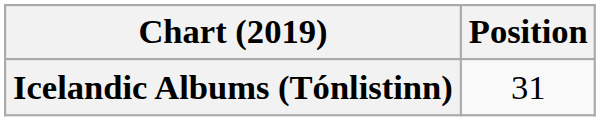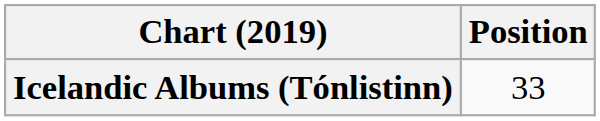(528, 86) 31 -> (528, 86) 33
